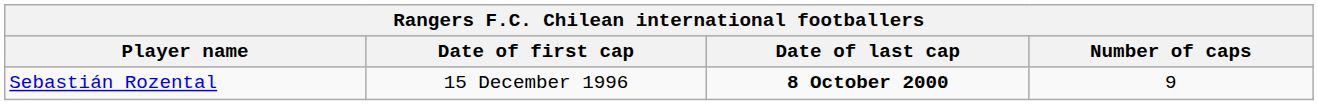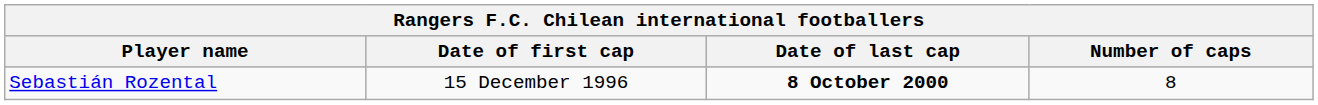(1171, 83) 9 -> (1171, 83) 8
